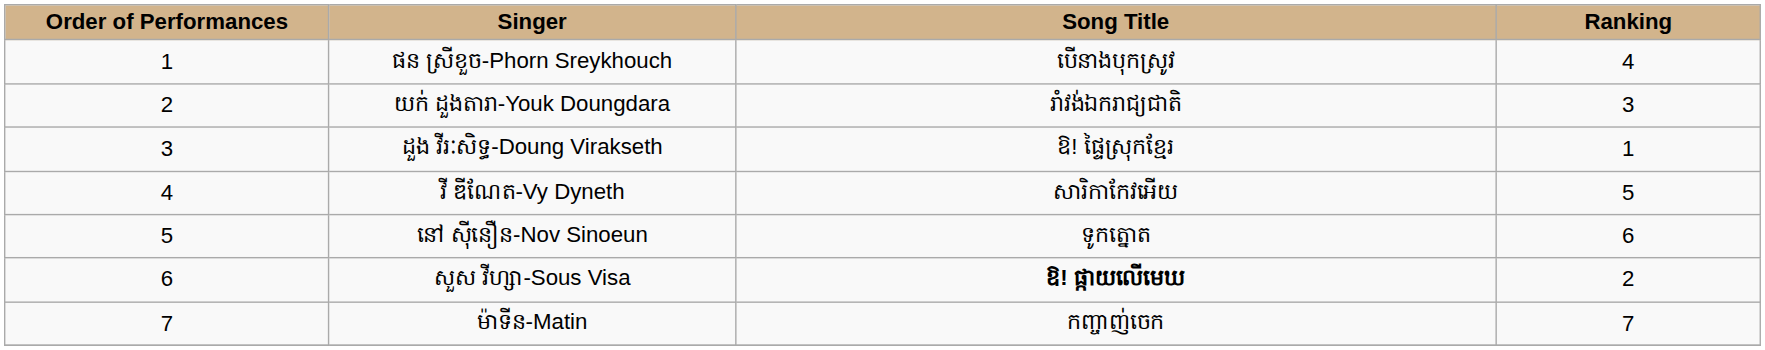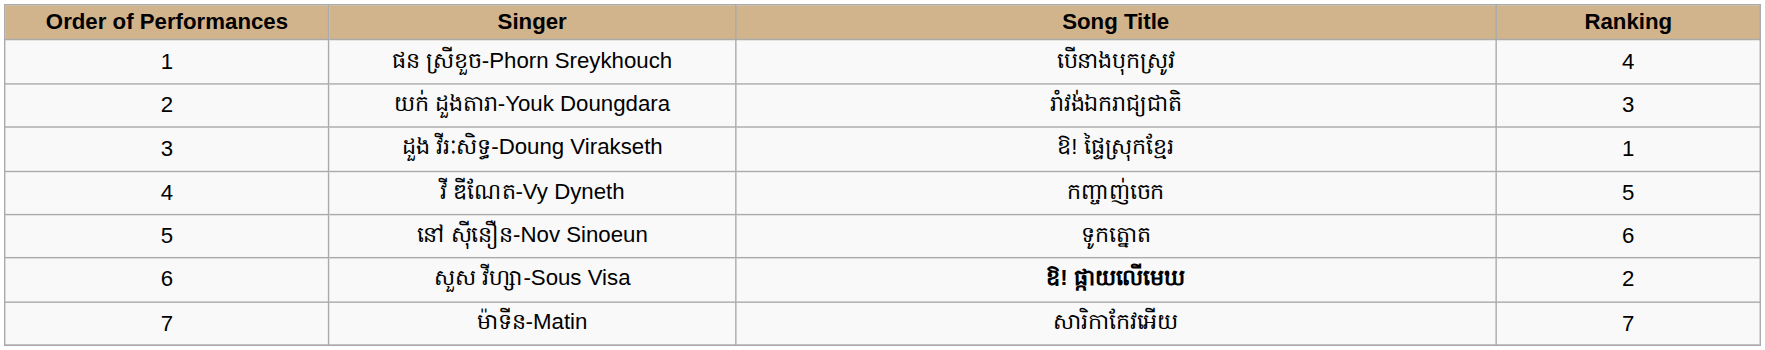(1116, 191) សារិកាកែវអើយ -> (1116, 191) កញ្ចាញ់ចេក
(1116, 321) កញ្ចាញ់ចេក -> (1116, 321) សារិកាកែវអើយ
